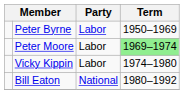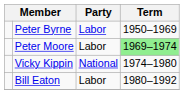(92, 64) Labor -> (98, 64) National
(98, 81) National -> (92, 81) Labor
